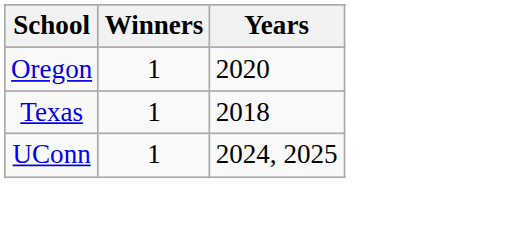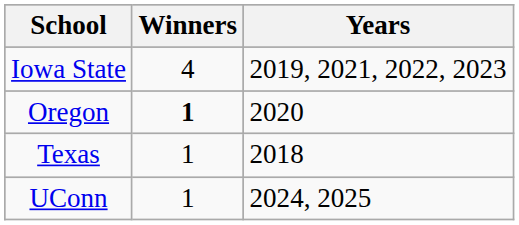+ row: (69, 68)
(154, 68) normal -> (188, 111) bold
